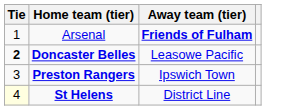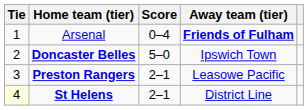+ column: (159, 14)
(17, 54) bold -> (17, 54) normal
(197, 54) Leasowe Pacific -> (238, 54) Ipswich Town
(197, 75) Ipswich Town -> (238, 75) Leasowe Pacific
